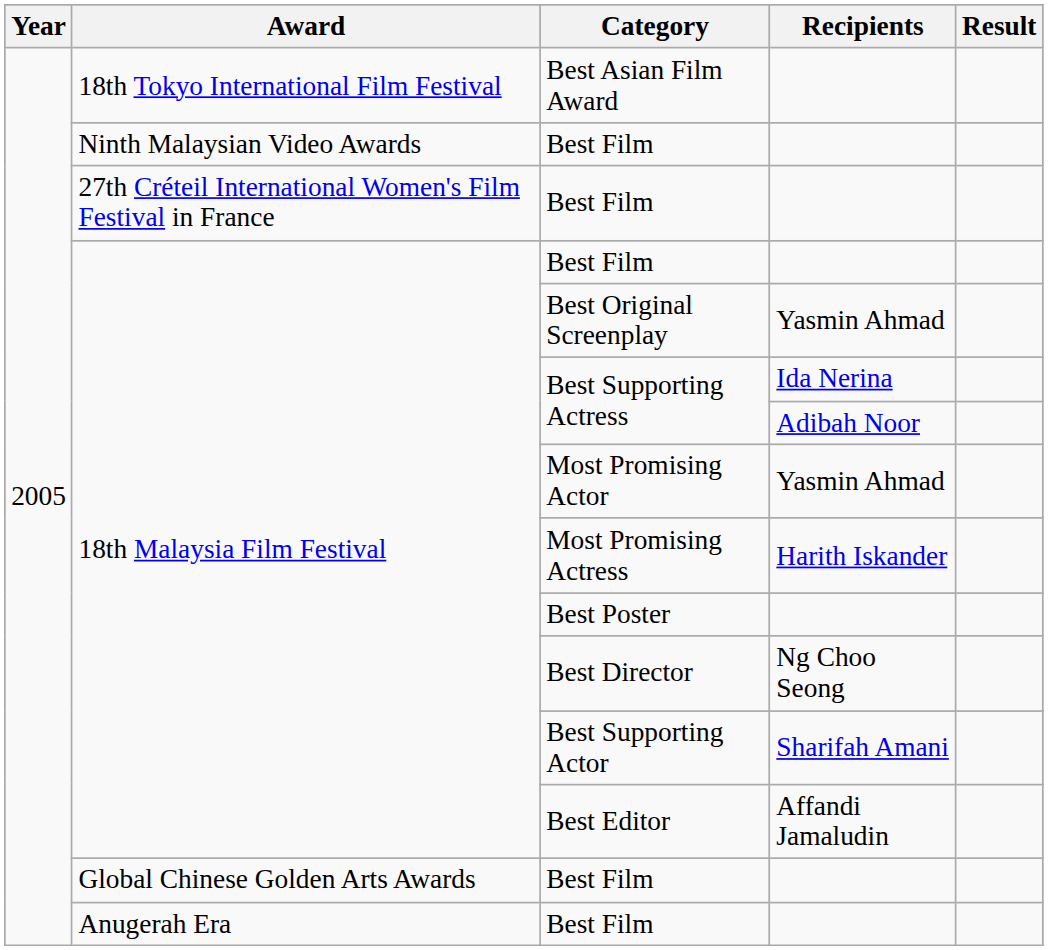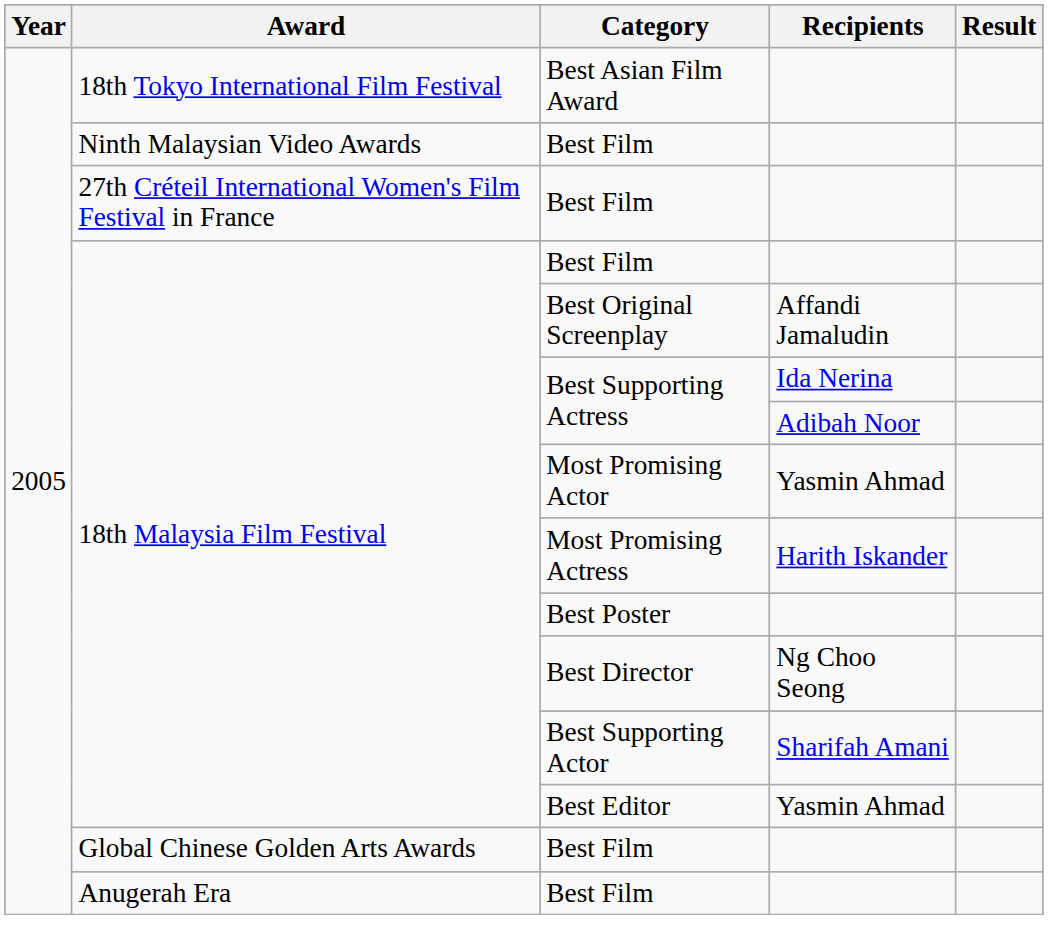(860, 320) Yasmin Ahmad -> (833, 320) Affandi Jamaludin
(833, 821) Affandi Jamaludin -> (860, 805) Yasmin Ahmad
